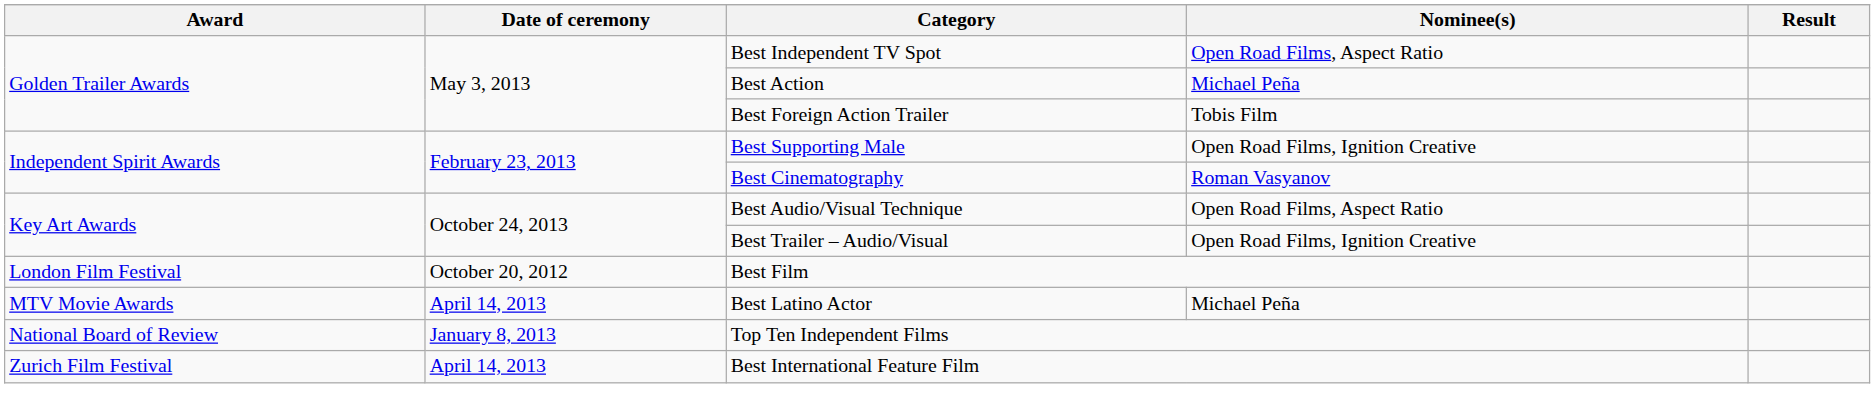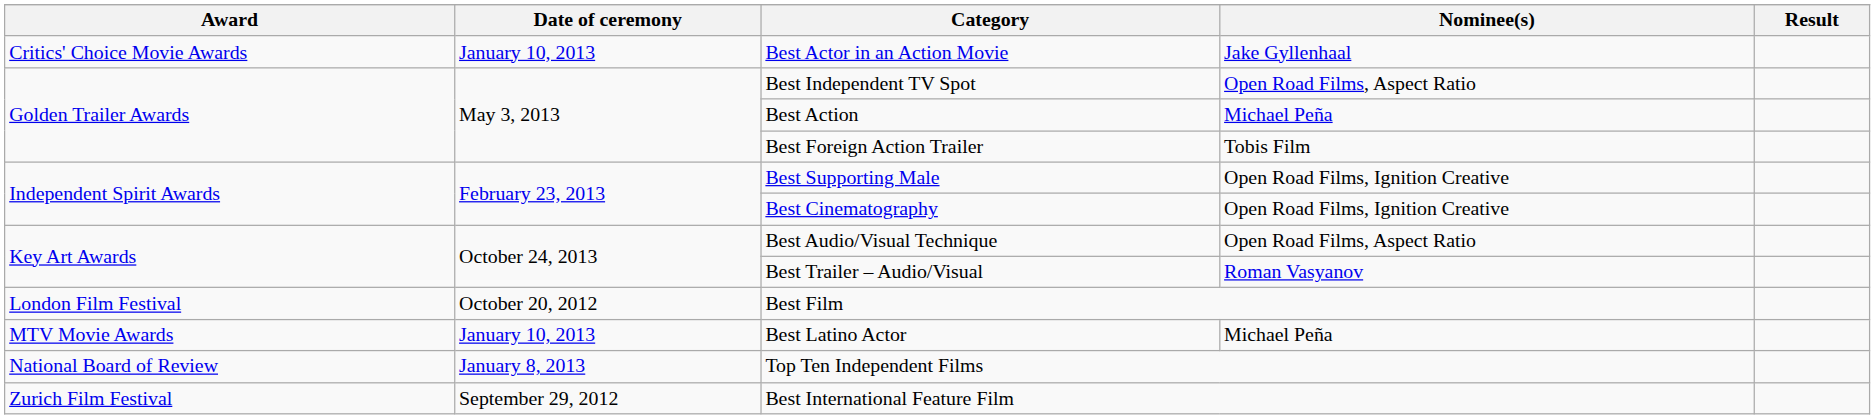+ row: (887, 51)
(1261, 177) Roman Vasyanov -> (1367, 209) Open Road Films, Ignition Creative
(1334, 240) Open Road Films, Ignition Creative -> (1294, 271) Roman Vasyanov
(488, 303) April 14, 2013 -> (527, 334) January 10, 2013
(488, 366) April 14, 2013 -> (539, 397) September 29, 2012
